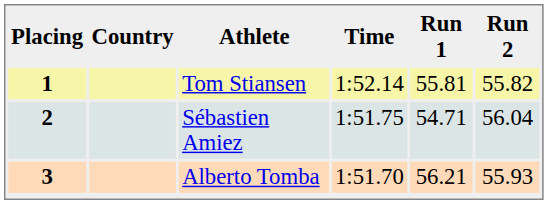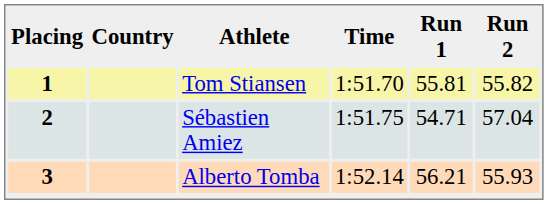(369, 83) 1:52.14 -> (369, 83) 1:51.70
(508, 117) 56.04 -> (508, 117) 57.04
(369, 177) 1:51.70 -> (369, 177) 1:52.14
